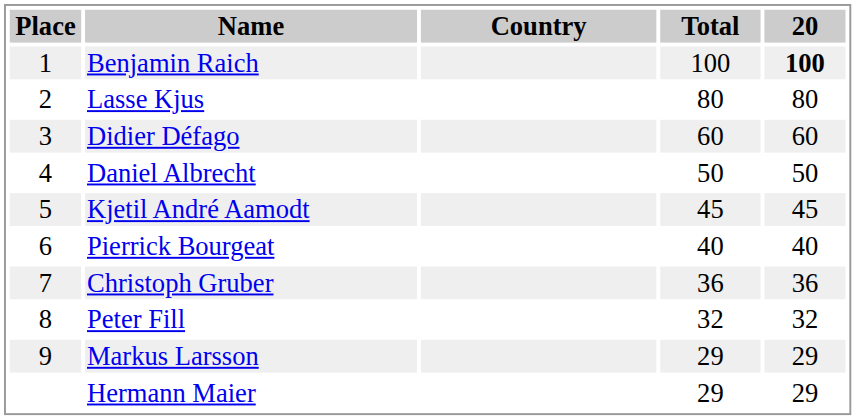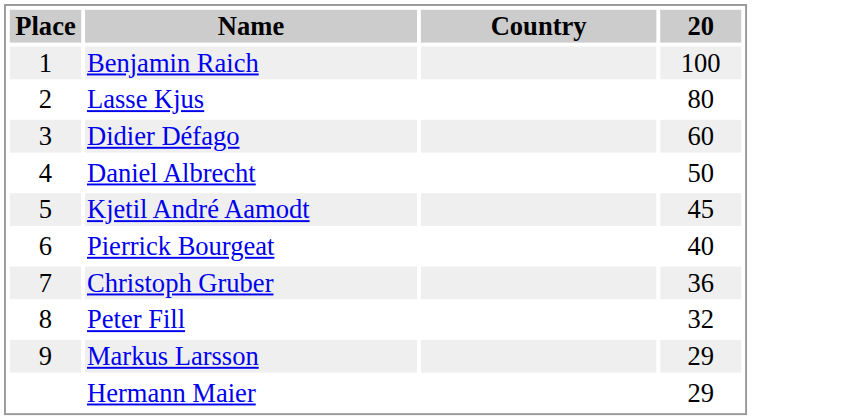- column: (710, 26)
(805, 63) bold -> (701, 63) normal
